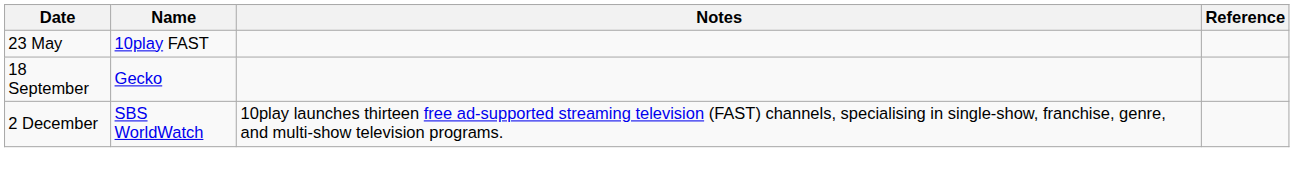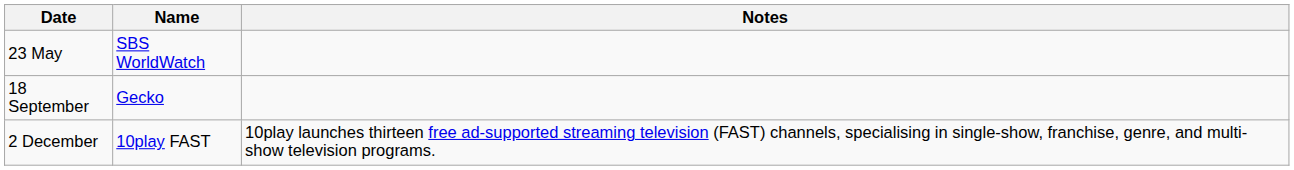- column: (1245, 17)
(162, 43) 10play FAST -> (161, 52) SBS WorldWatch
(159, 123) SBS WorldWatch -> (163, 142) 10play FAST
